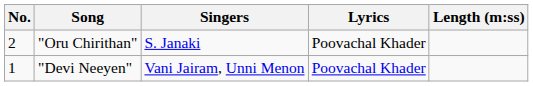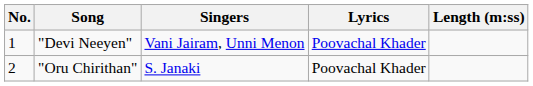rows swapped: (85, 68) <-> (88, 43)
